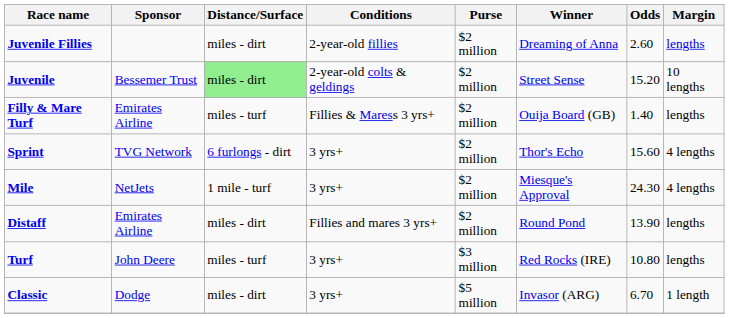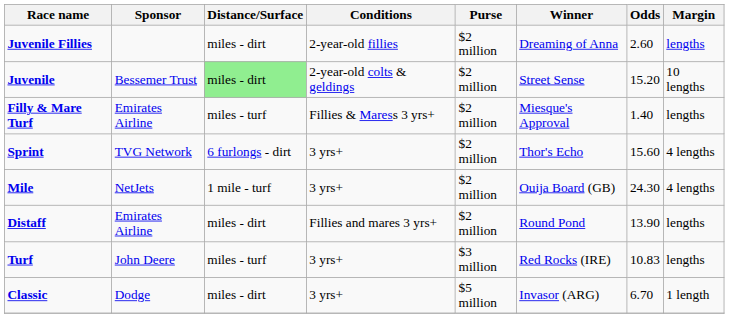(567, 115) Ouija Board (GB) -> (546, 115) Miesque's Approval
(546, 187) Miesque's Approval -> (567, 187) Ouija Board (GB)
(645, 259) 10.80 -> (645, 259) 10.83
